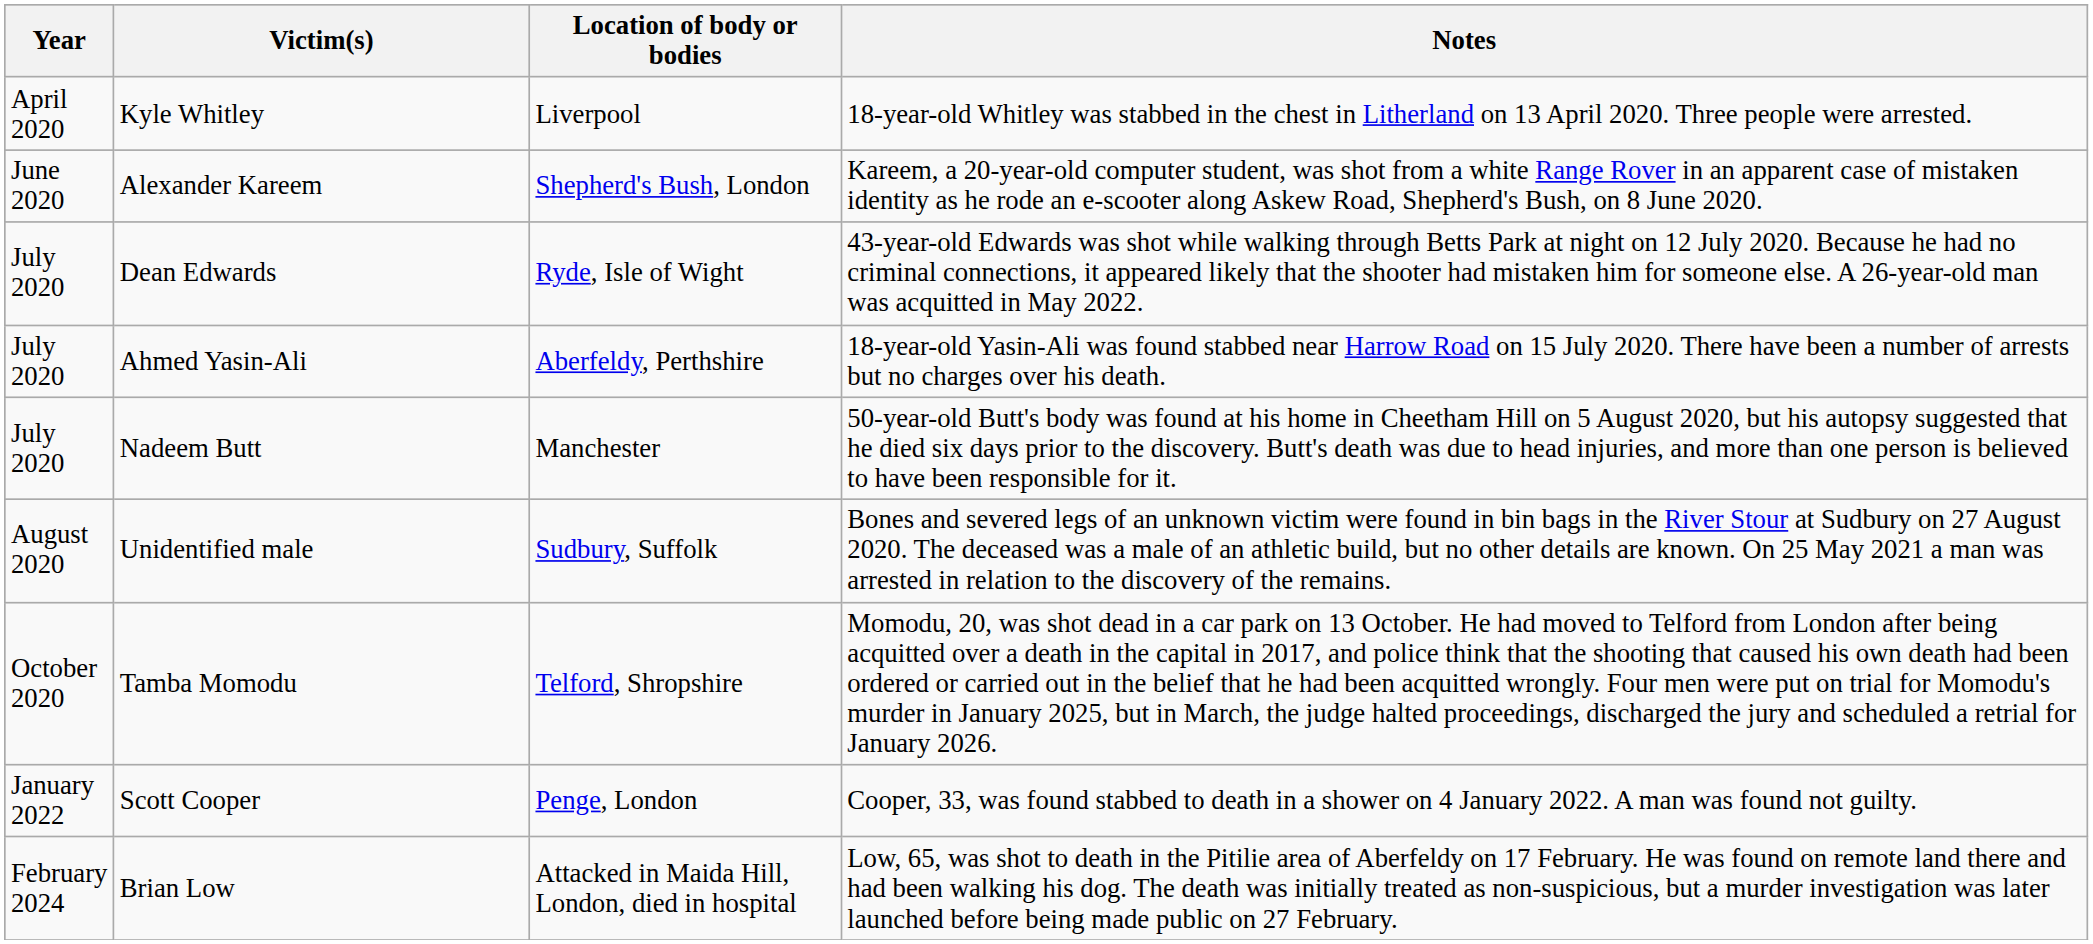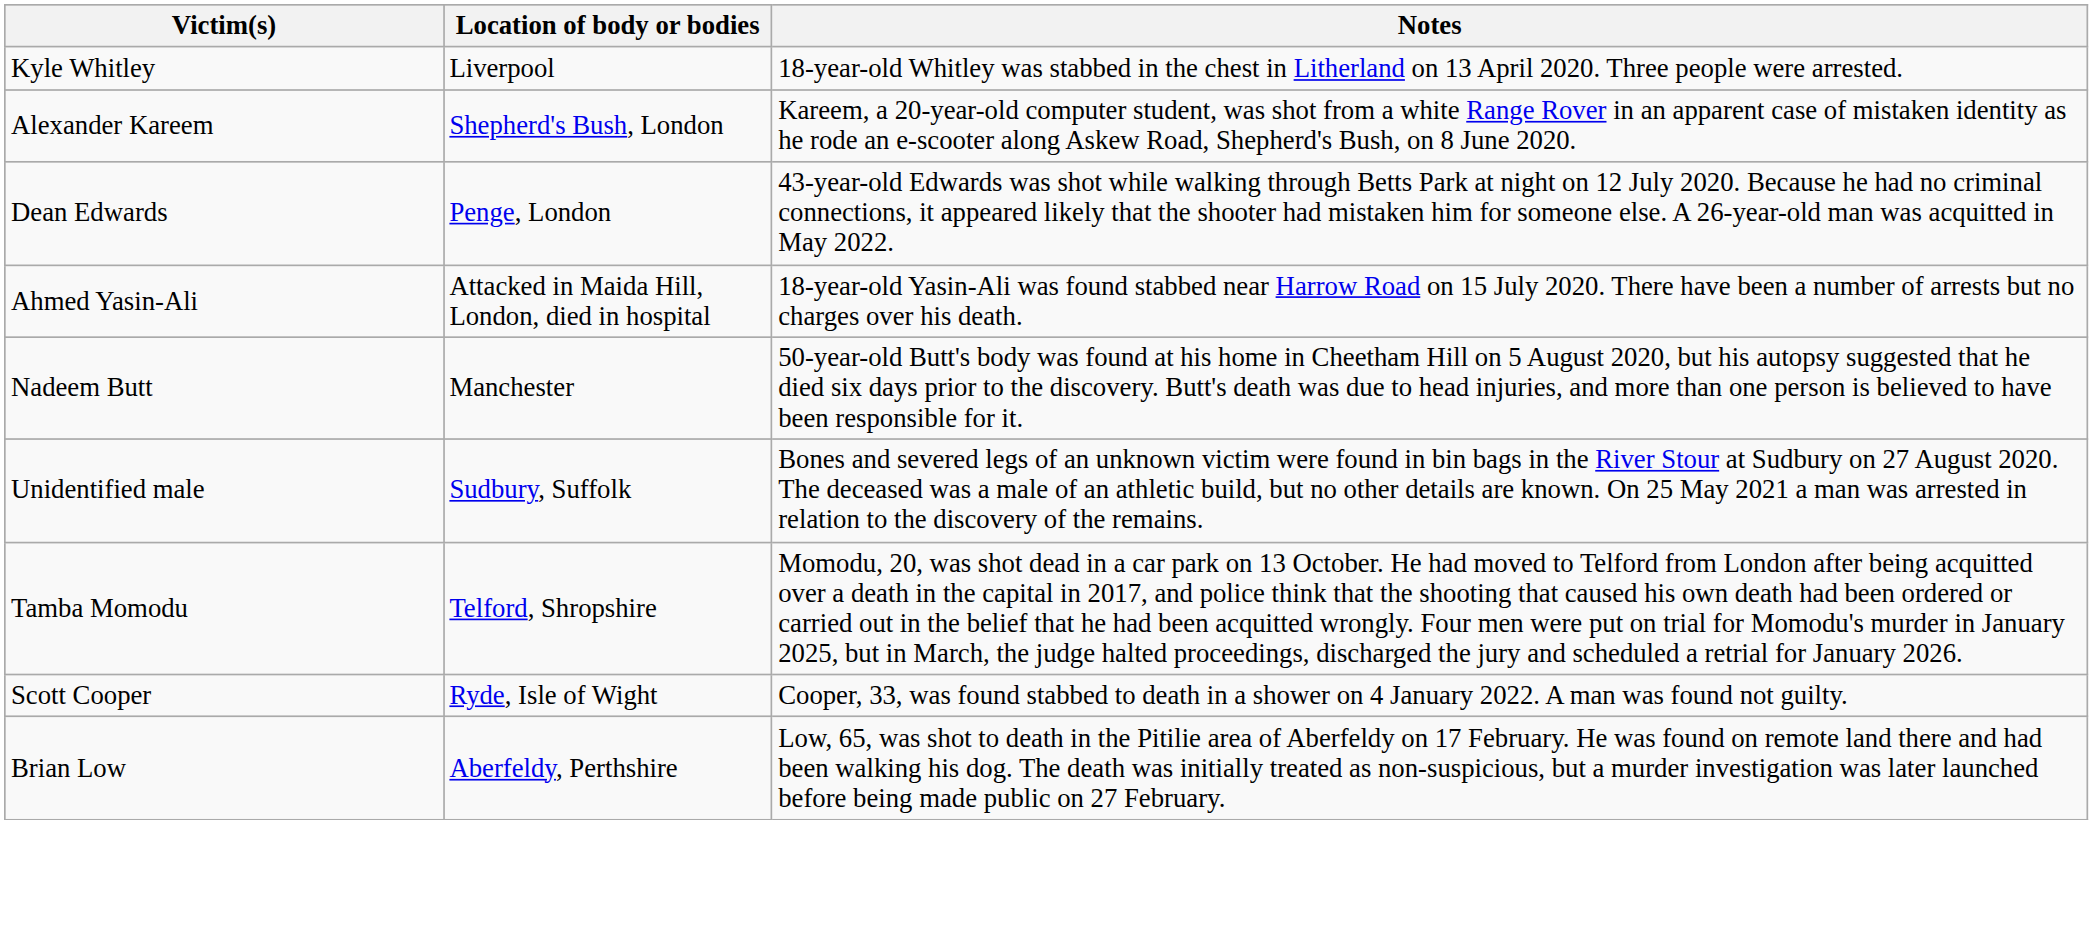- column: (59, 40)
(640, 273) Ryde, Isle of Wight -> (530, 212) Penge, London
(650, 360) Aberfeldy, Perthshire -> (580, 300) Attacked in Maida Hill, London, died in hospital
(616, 800) Penge, London -> (553, 695) Ryde, Isle of Wight
(666, 888) Attacked in Maida Hill, London, died in hospital -> (564, 767) Aberfeldy, Perthshire
